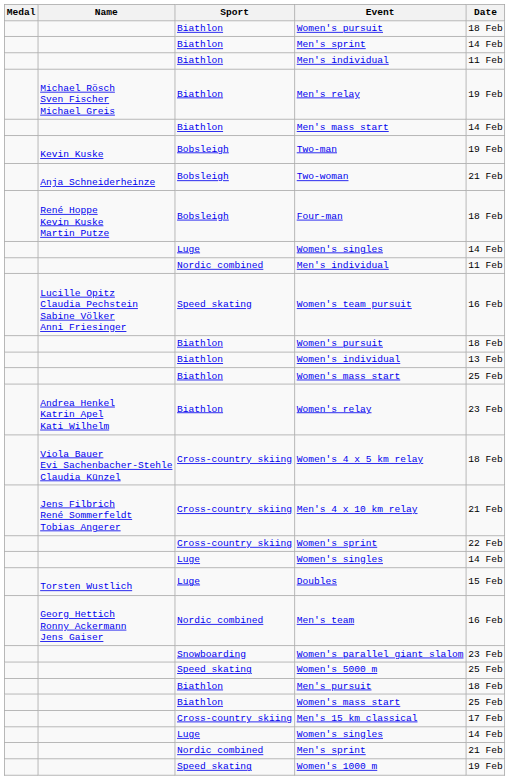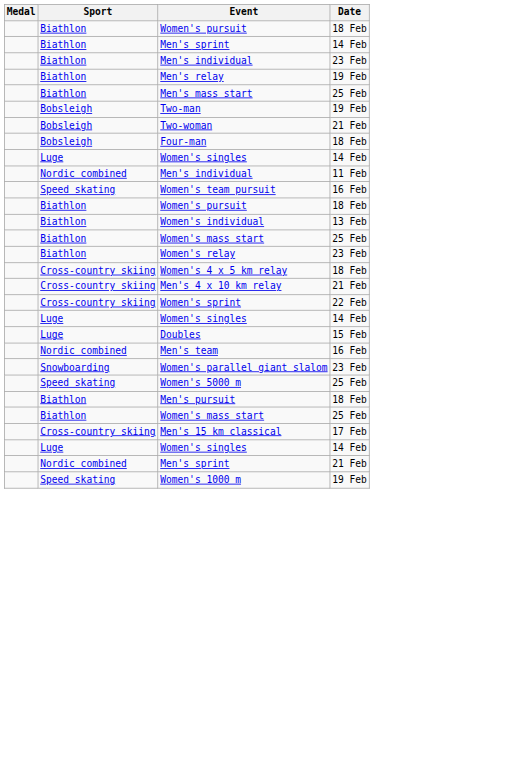- column: (106, 12)
(485, 61) 11 Feb -> (350, 61) 23 Feb
(485, 127) 14 Feb -> (350, 93) 25 Feb
